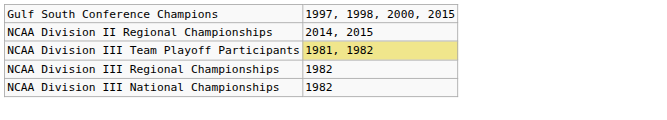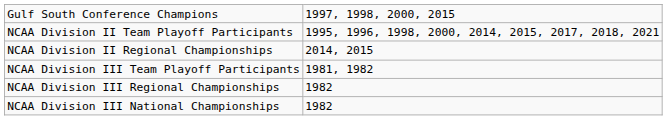+ row: (150, 32)
(339, 51) khaki background -> (339, 69) no background
